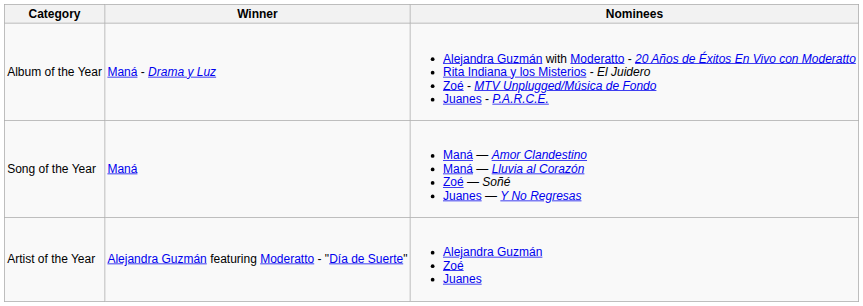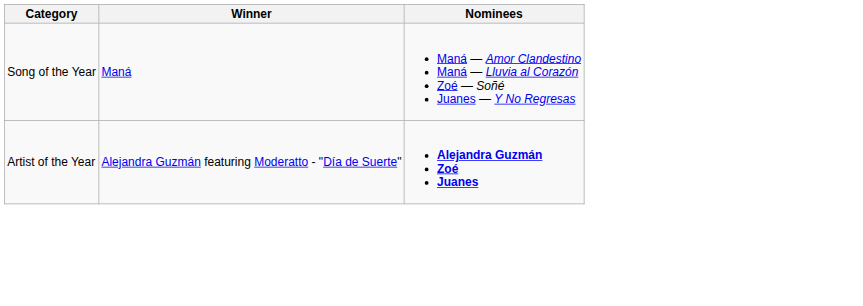- row: (55, 72)
(634, 266) normal -> (494, 169) bold
